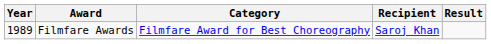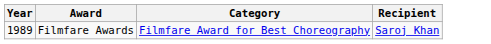- column: (464, 13)
